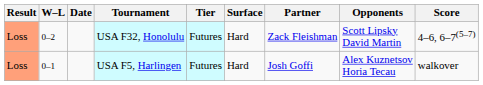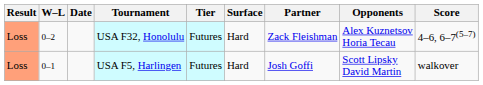(372, 36) Scott Lipsky David Martin -> (378, 36) Alex Kuznetsov Horia Tecau
(378, 65) Alex Kuznetsov Horia Tecau -> (372, 65) Scott Lipsky David Martin
